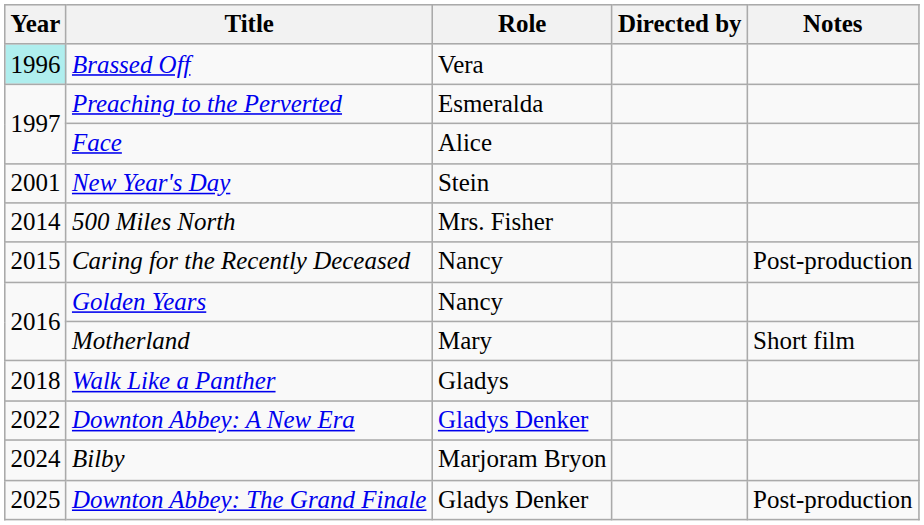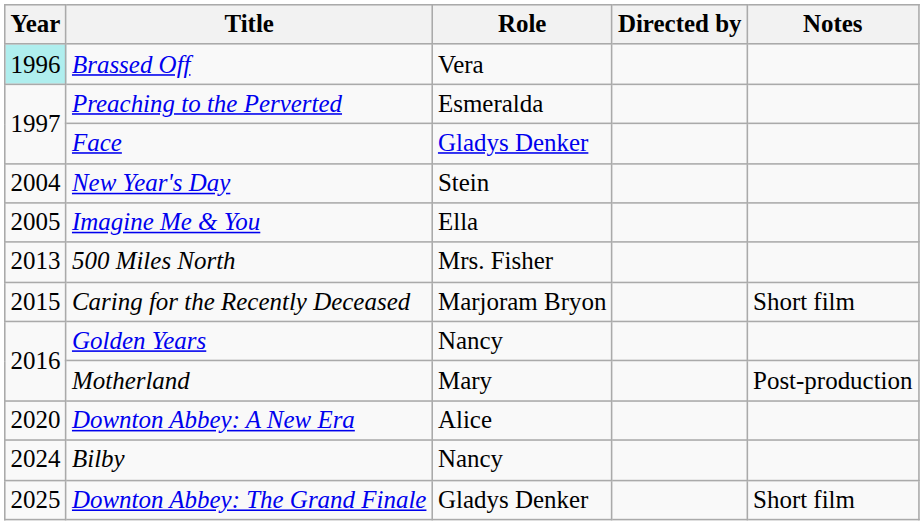(465, 143) Alice -> (513, 143) Gladys Denker
(35, 182) 2001 -> (35, 182) 2004
+ row: (166, 222)
(35, 222) 2014 -> (35, 261) 2013
(471, 261) Nancy -> (522, 301) Marjoram Bryon
(833, 261) Post-production -> (804, 301) Short film
(804, 340) Short film -> (833, 380) Post-production
- row: (174, 380)
(35, 420) 2022 -> (35, 420) 2020
(513, 420) Gladys Denker -> (465, 420) Alice
(522, 459) Marjoram Bryon -> (471, 459) Nancy
(833, 499) Post-production -> (804, 499) Short film
